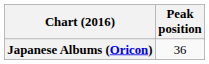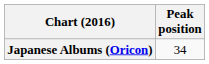(180, 49) 36 -> (180, 49) 34
